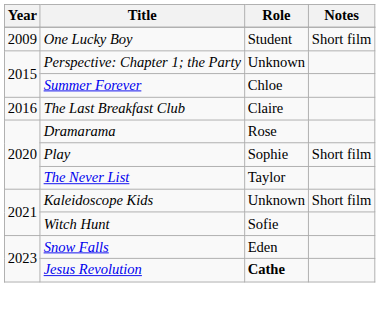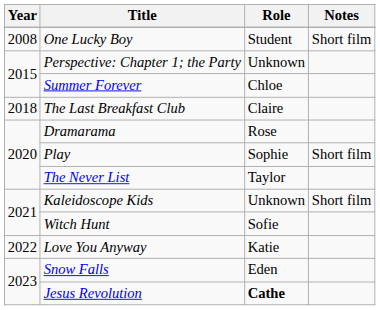(22, 39) 2009 -> (22, 39) 2008
(22, 108) 2016 -> (22, 108) 2018
+ row: (95, 246)
